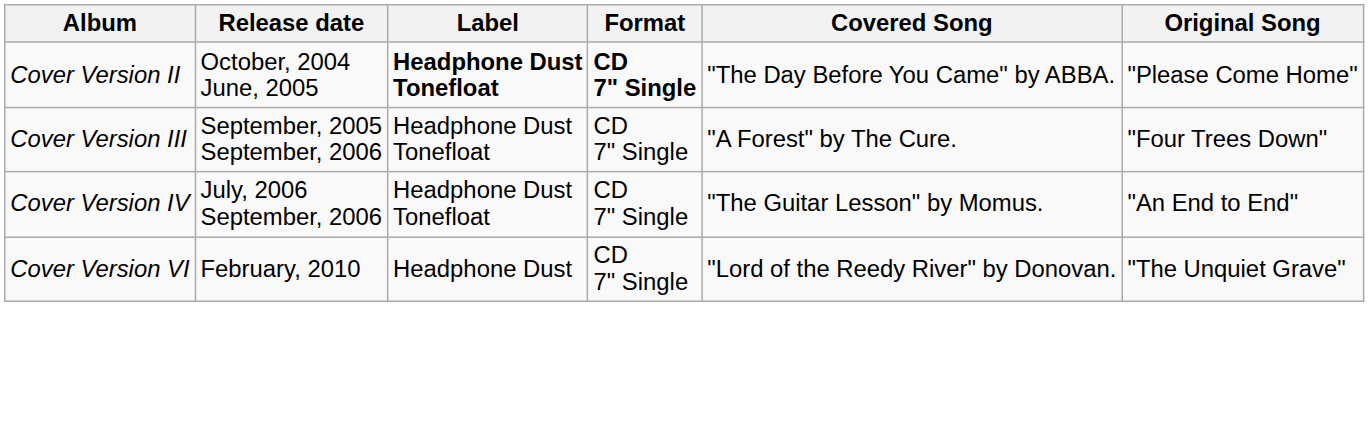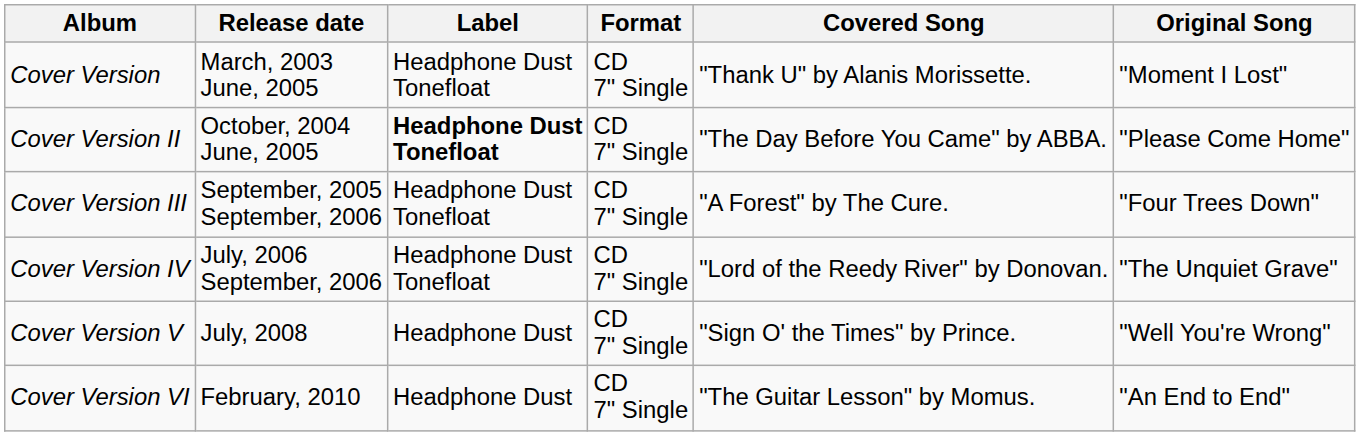+ row: (85, 74)
(645, 74) bold -> (641, 139) normal
(875, 203) "The Guitar Lesson" by Momus. -> (904, 268) "Lord of the Reedy River" by Donovan.
(1213, 203) "An End to End" -> (1228, 268) "The Unquiet Grave"
+ row: (97, 333)
(912, 268) "Lord of the Reedy River" by Donovan. -> (867, 397) "The Guitar Lesson" by Momus.
(1237, 268) "The Unquiet Grave" -> (1205, 397) "An End to End"
